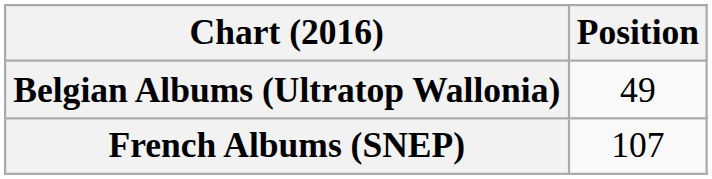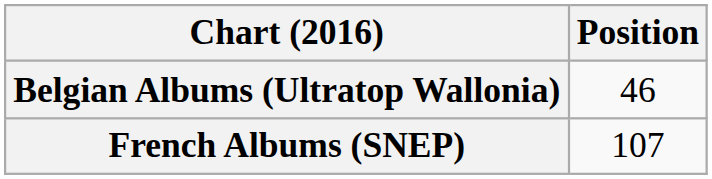(638, 88) 49 -> (638, 88) 46
